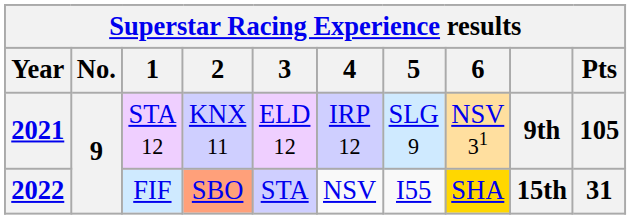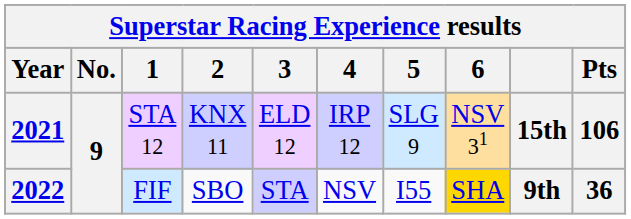(542, 129) 9th -> (542, 129) 15th
(599, 129) 105 -> (599, 129) 106
(218, 189) lightsalmon background -> (218, 189) no background
(542, 189) 15th -> (542, 189) 9th
(599, 189) 31 -> (599, 189) 36
